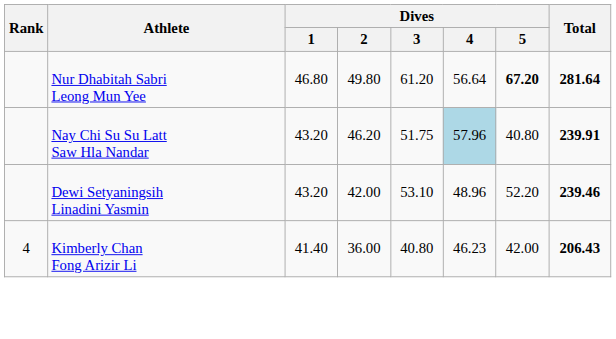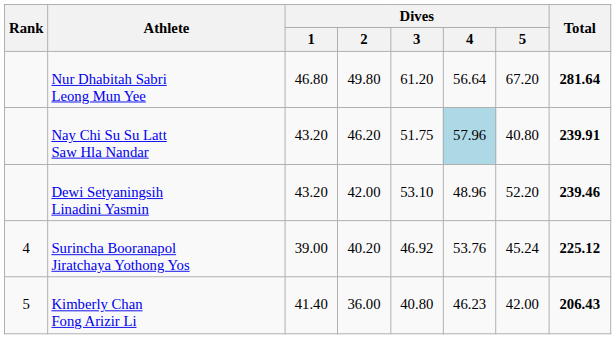(522, 79) bold -> (522, 79) normal
+ row: (121, 257)
(26, 248) 4 -> (26, 305) 5
